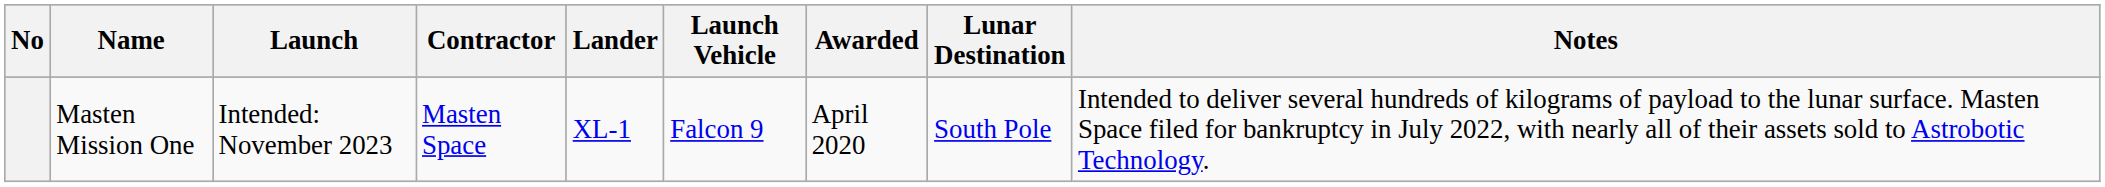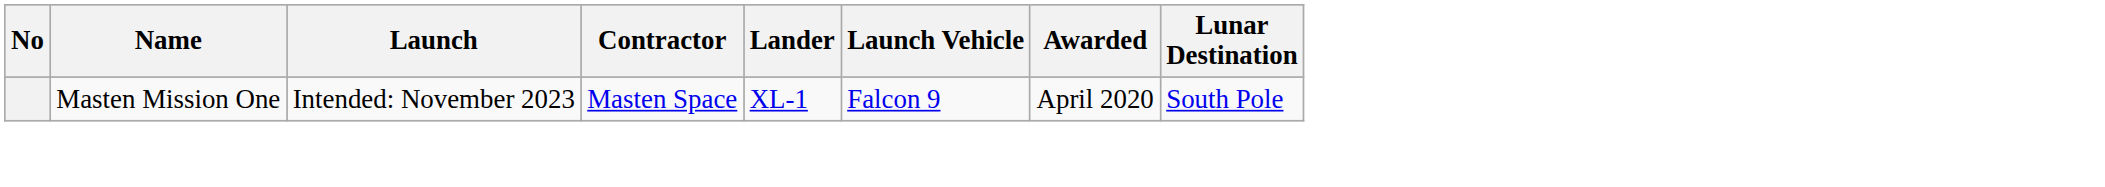- column: (1586, 40)
